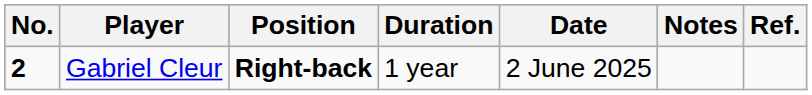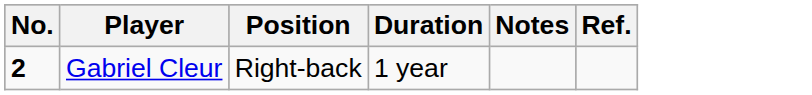- column: (579, 25)
(303, 67) bold -> (298, 67) normal
